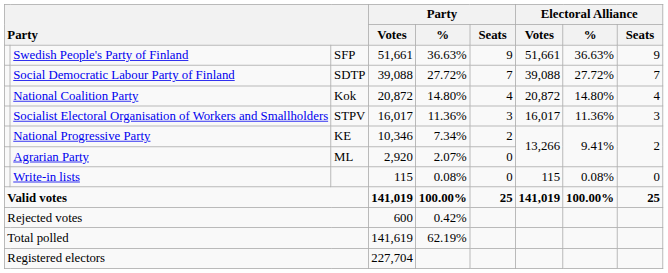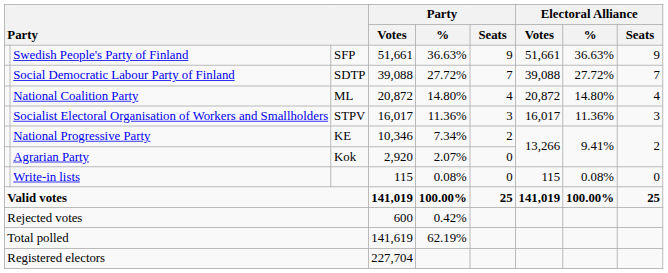(345, 95) Kok -> (344, 95) ML
(344, 156) ML -> (345, 156) Kok
